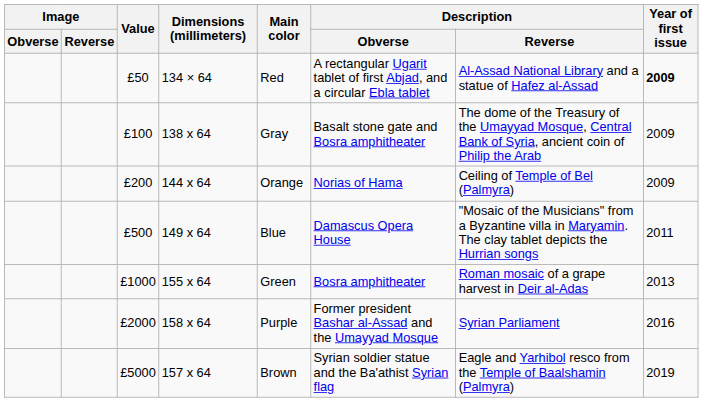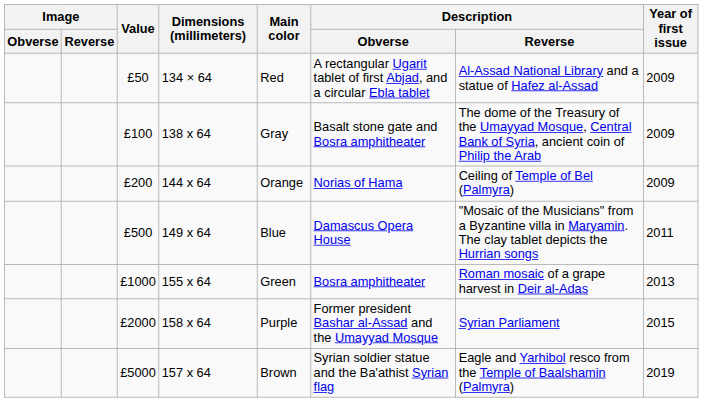(660, 78) bold -> (660, 78) normal
(660, 323) 2016 -> (660, 323) 2015
